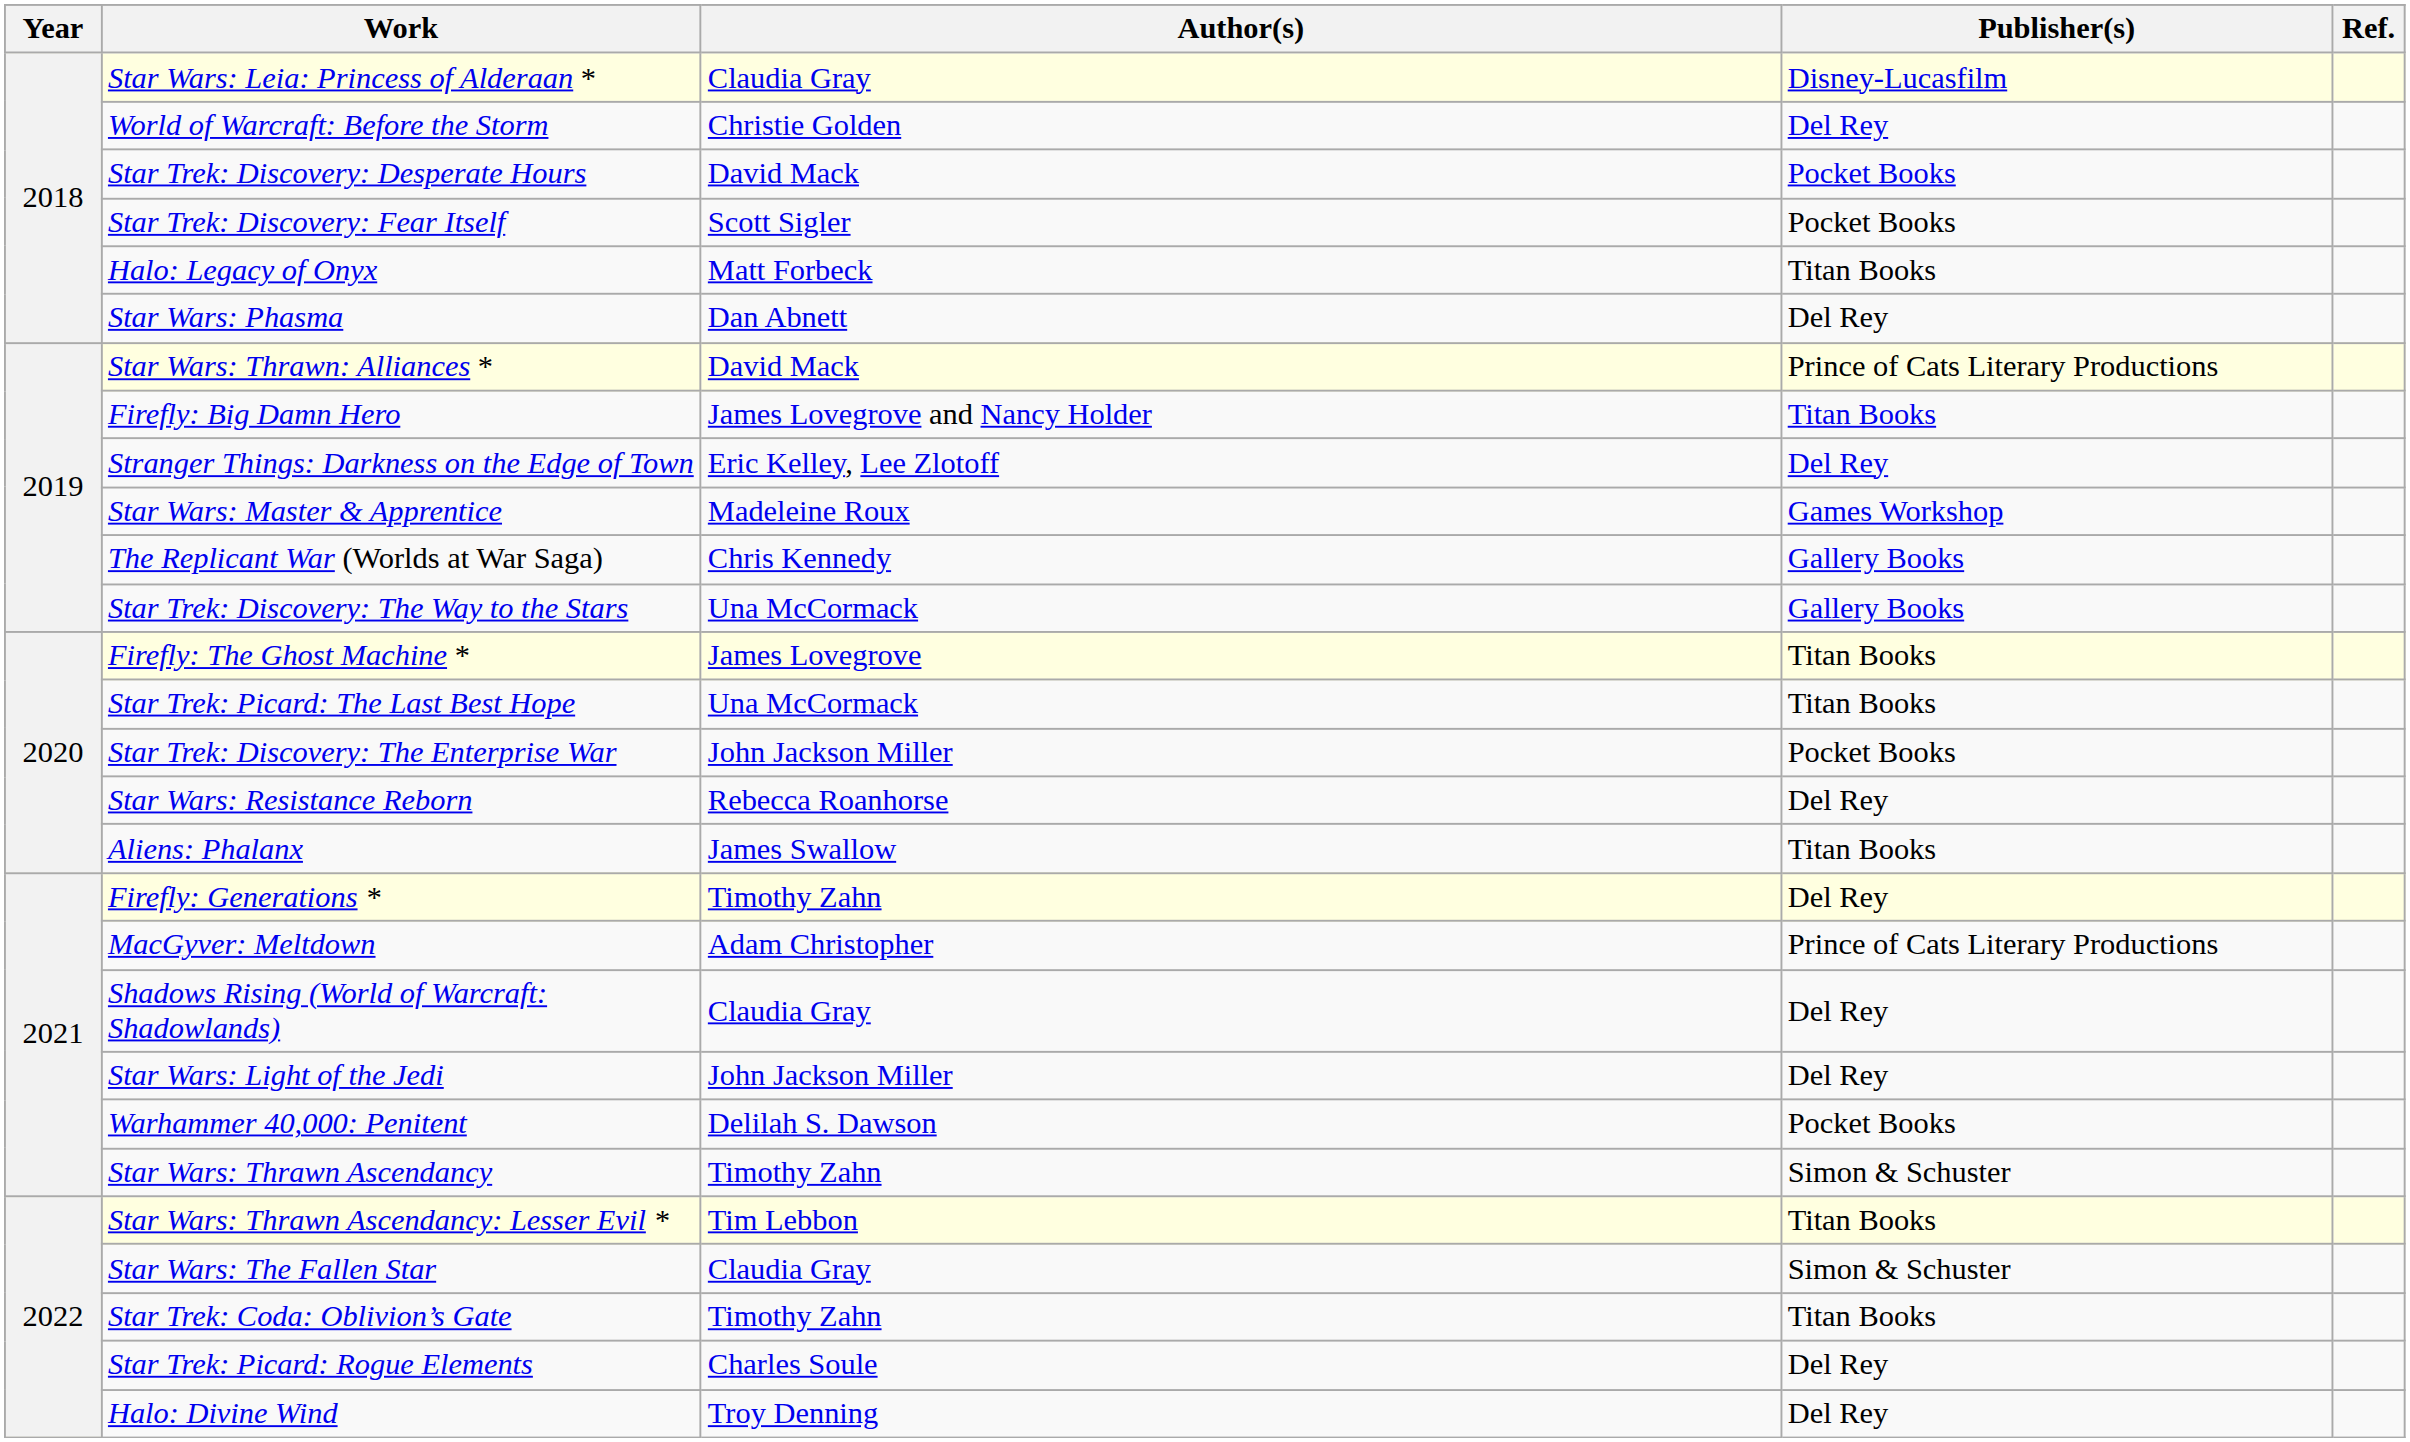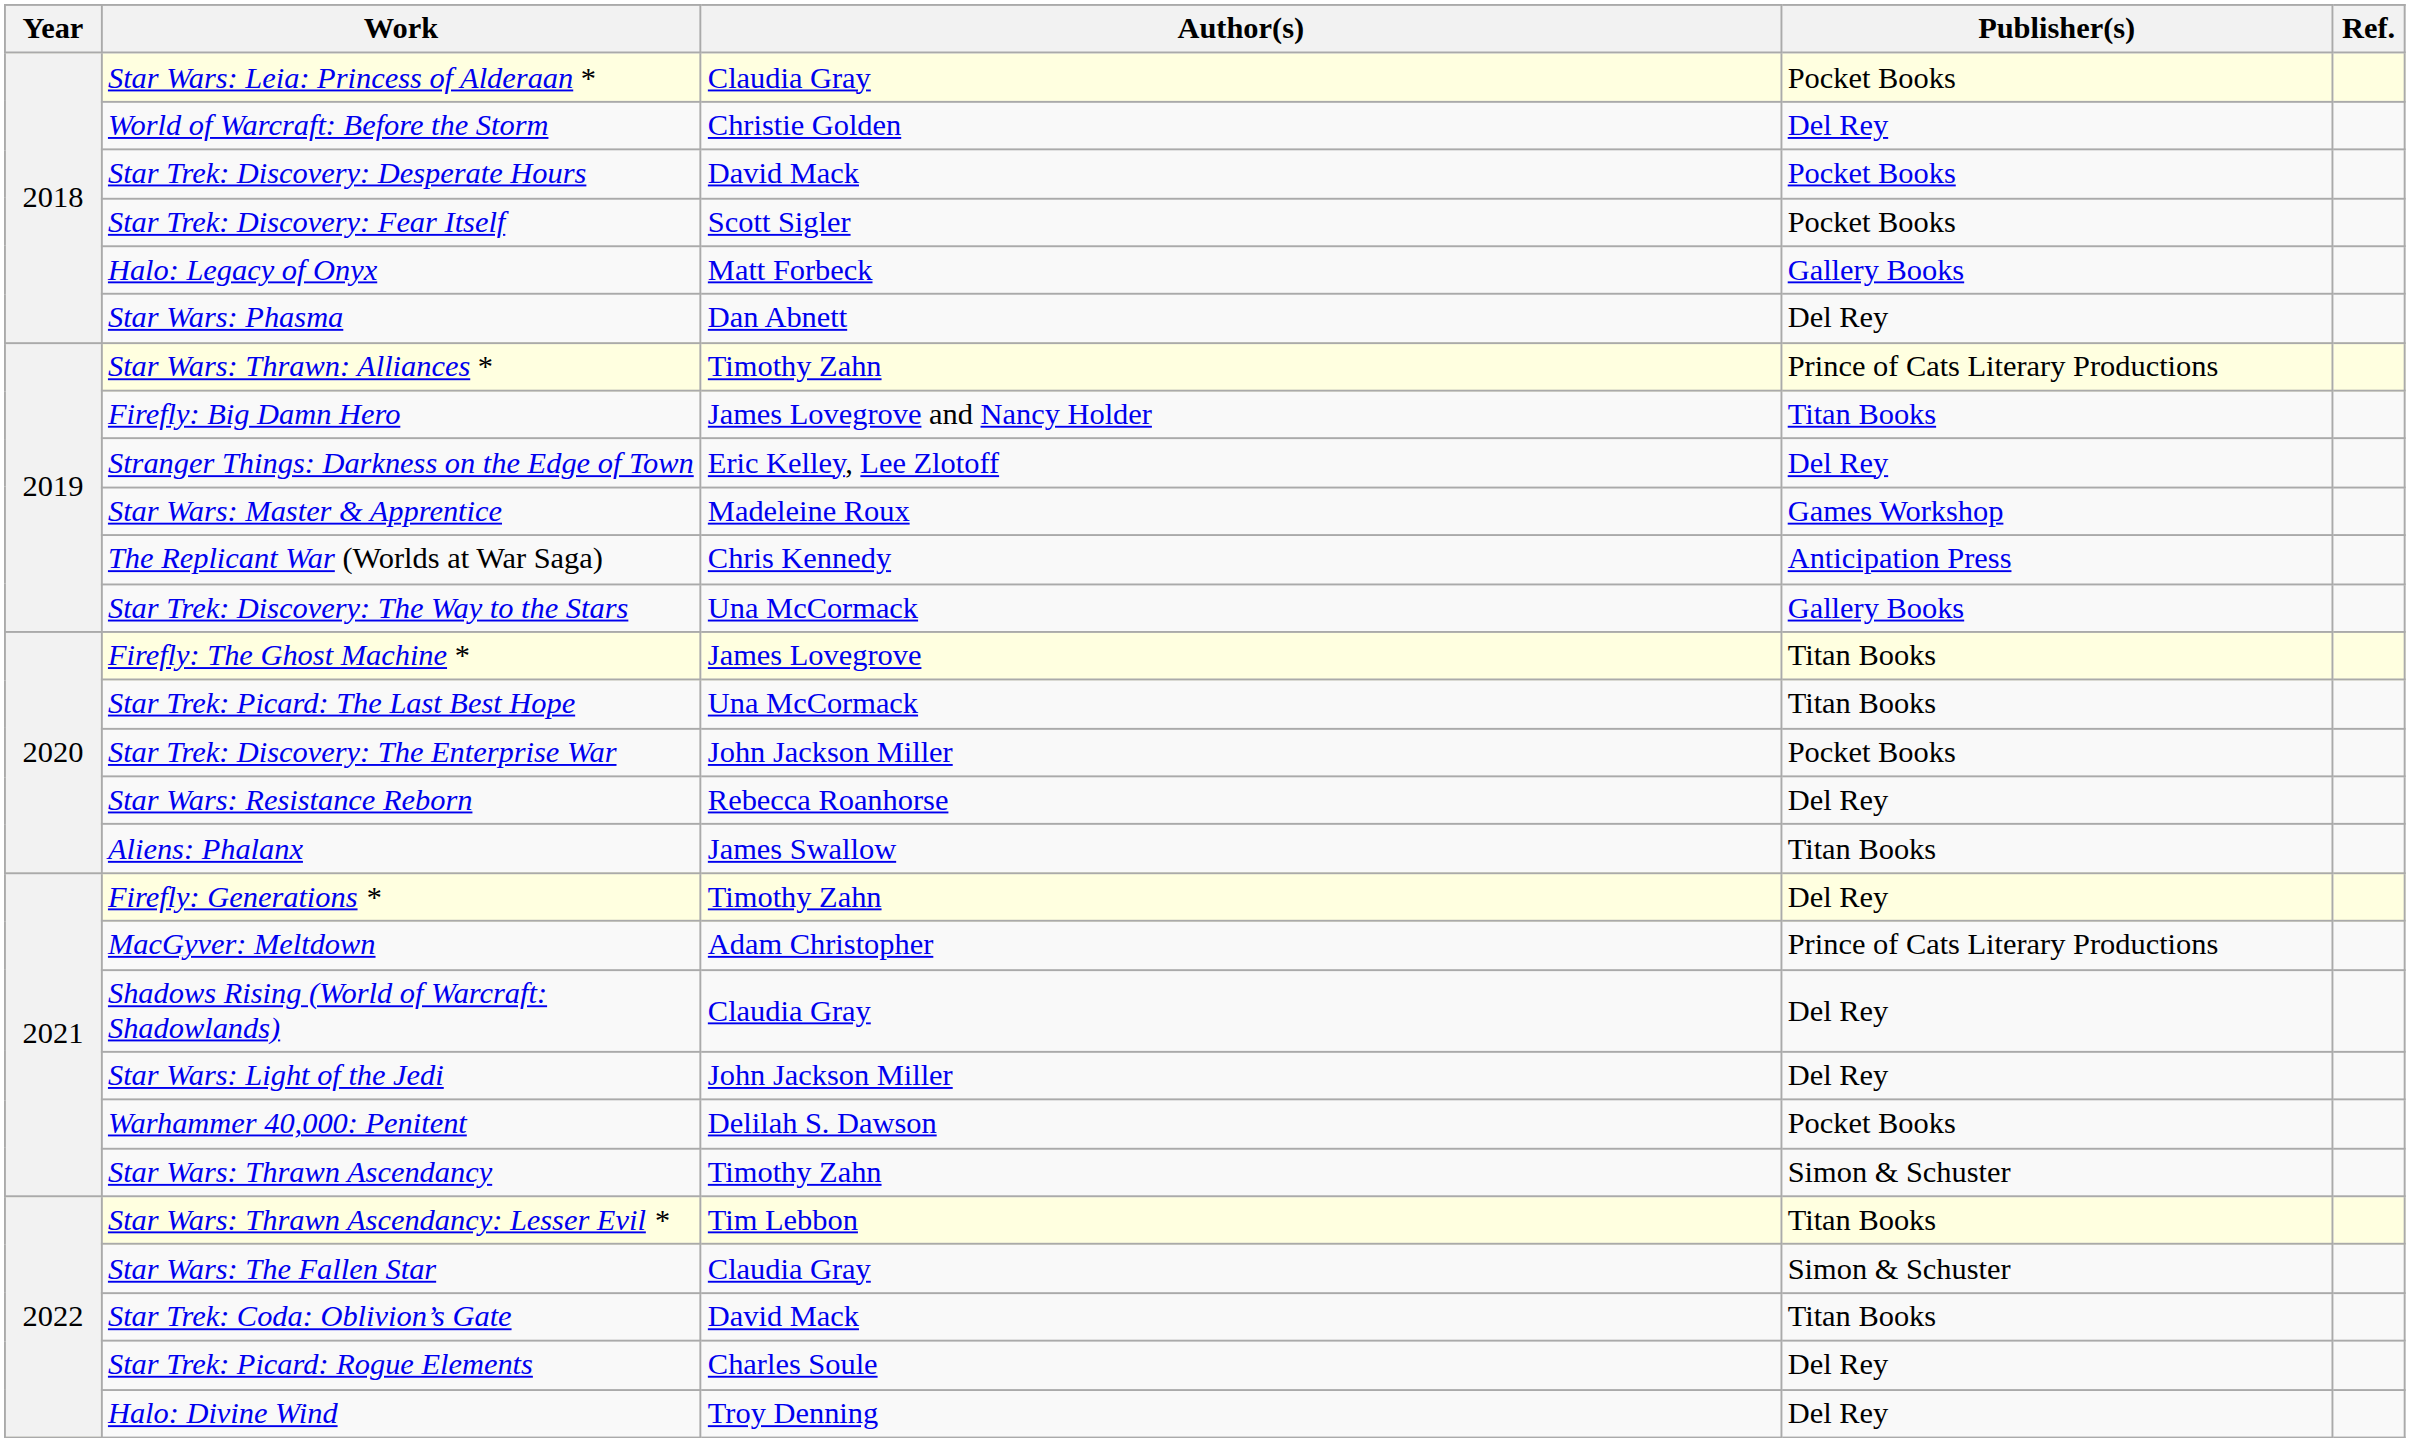(1897, 76) Disney-Lucasfilm -> (1872, 76) Pocket Books
(1862, 269) Titan Books -> (1876, 269) Gallery Books
(783, 366) David Mack -> (795, 366) Timothy Zahn
(1876, 558) Gallery Books -> (1900, 558) Anticipation Press
(795, 1316) Timothy Zahn -> (783, 1316) David Mack
